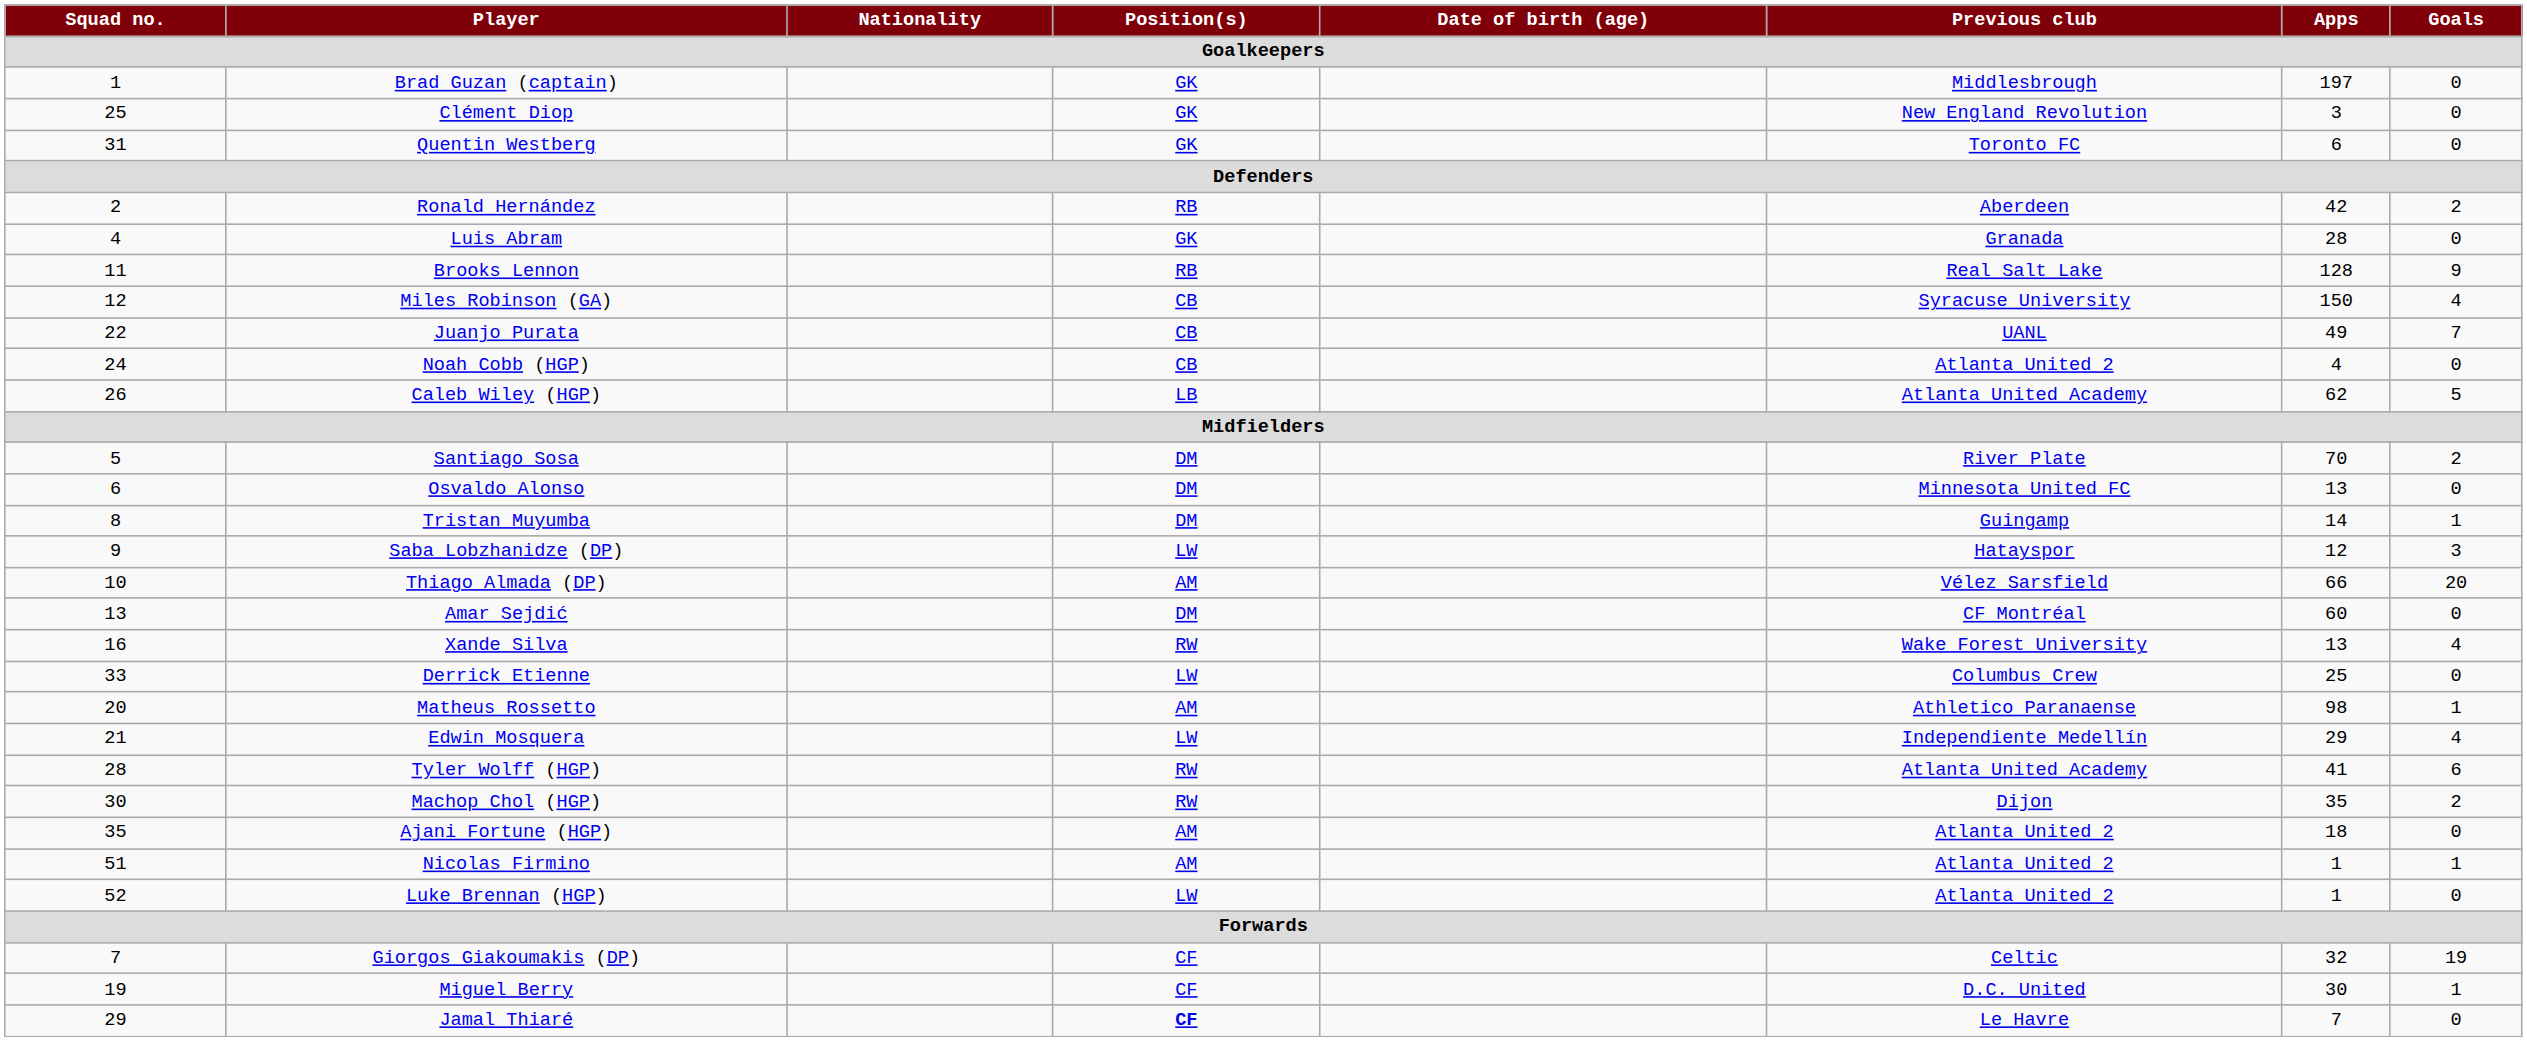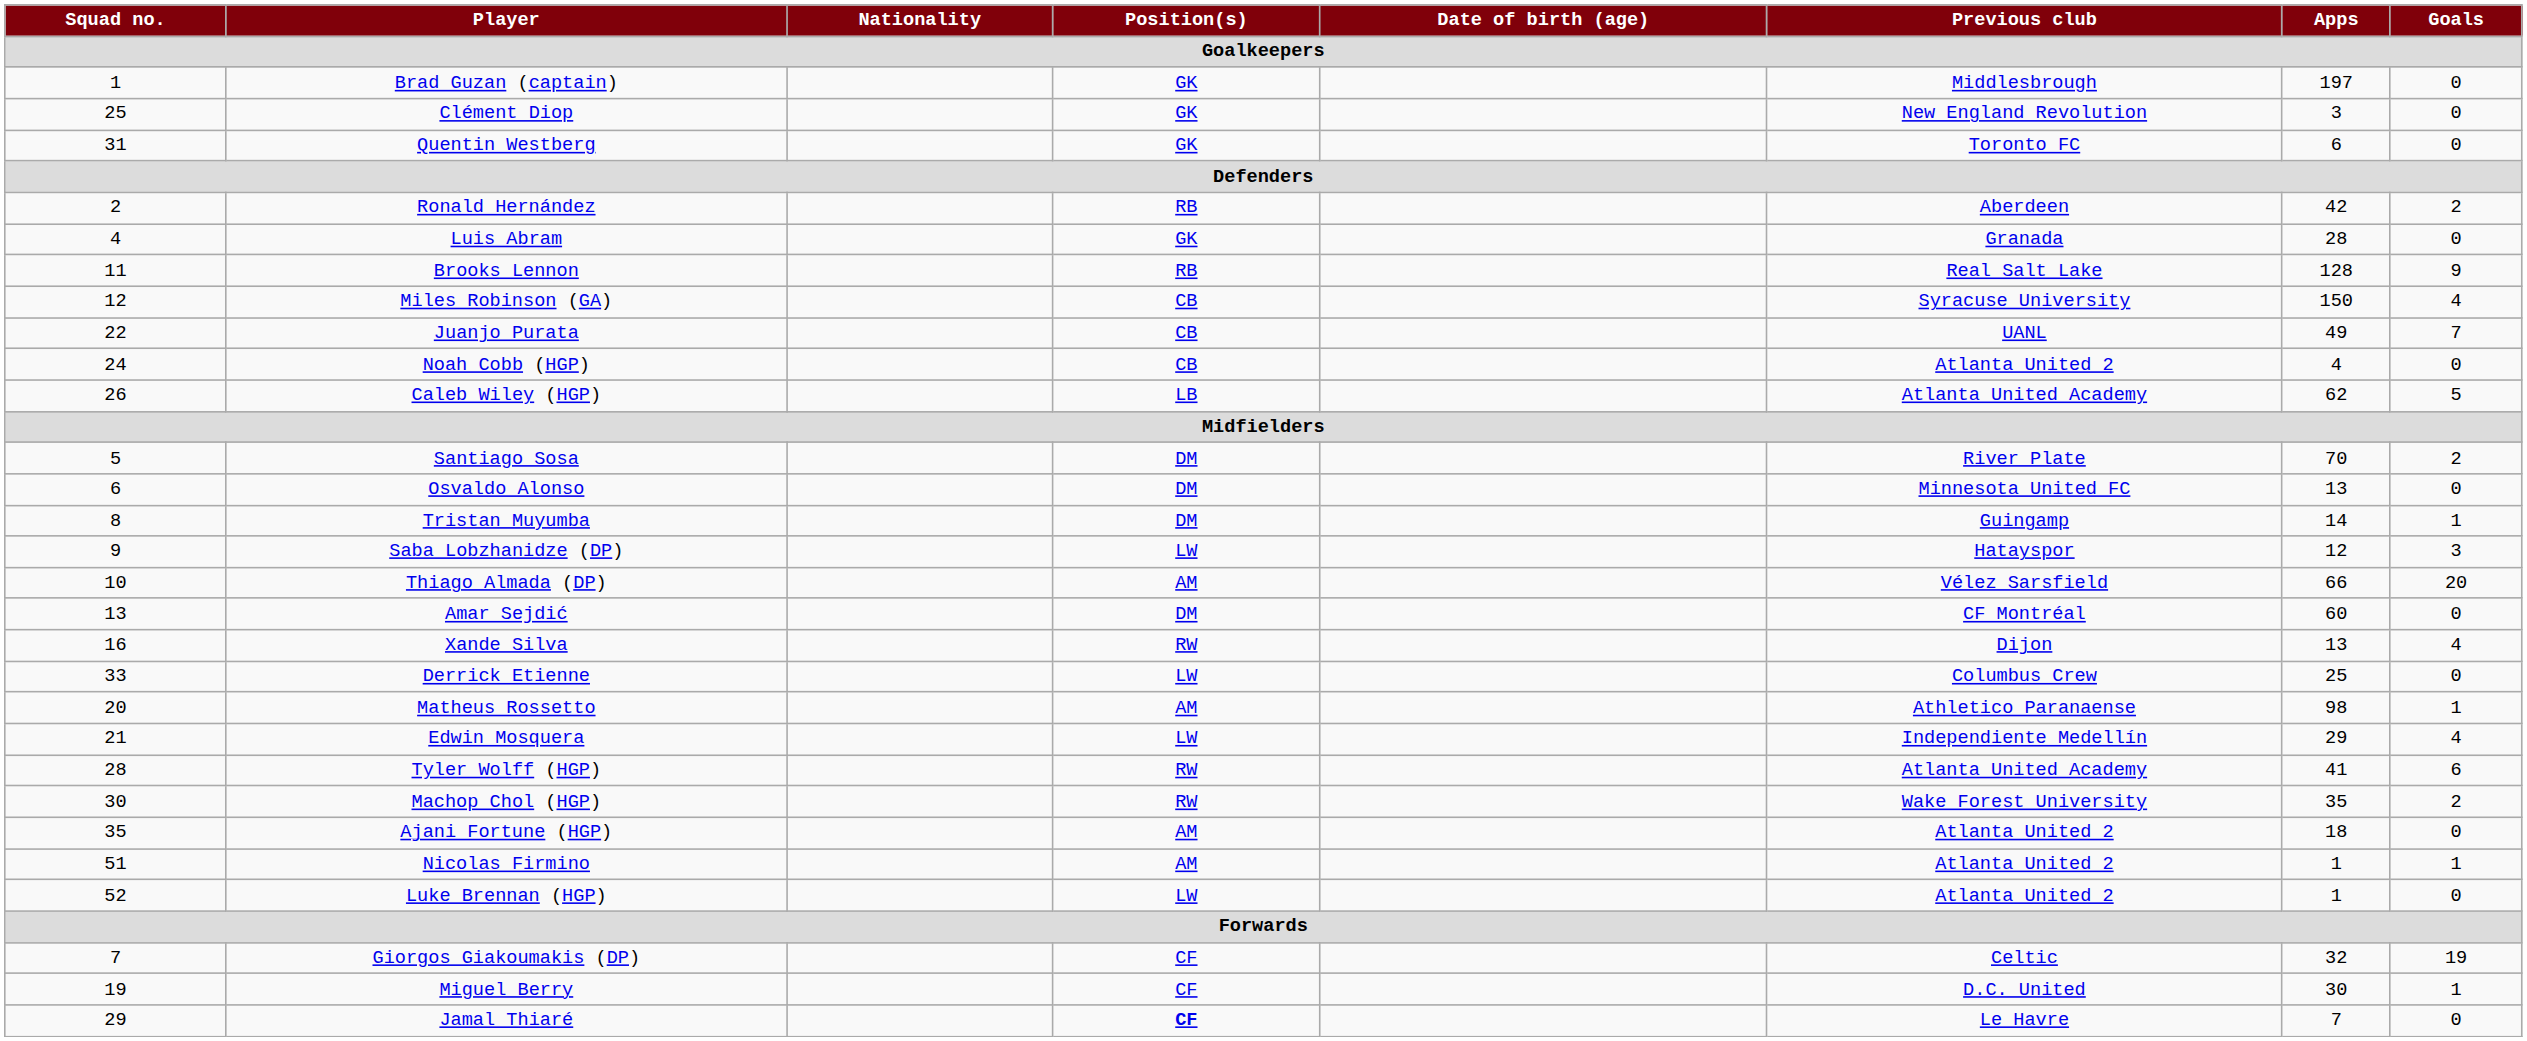(2024, 645) Wake Forest University -> (2024, 645) Dijon
(2024, 801) Dijon -> (2024, 801) Wake Forest University
